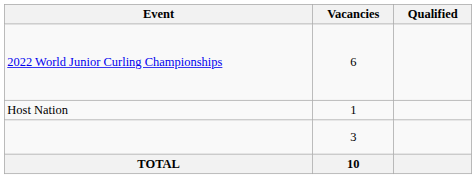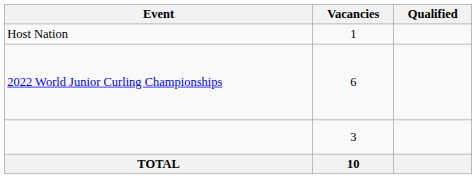rows swapped: (38, 110) <-> (115, 62)
